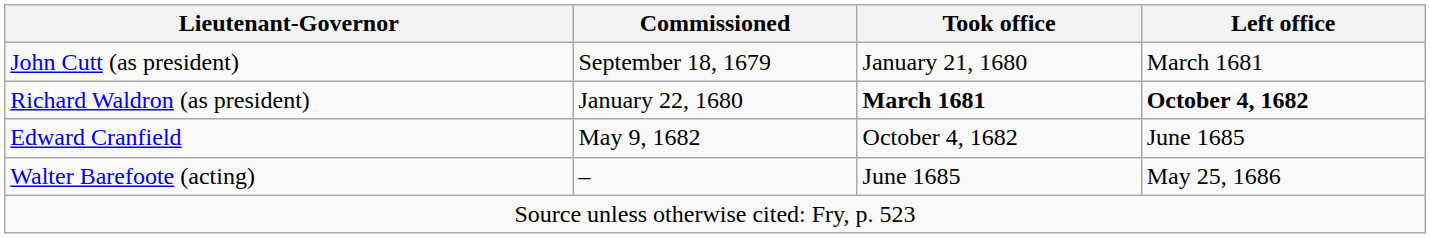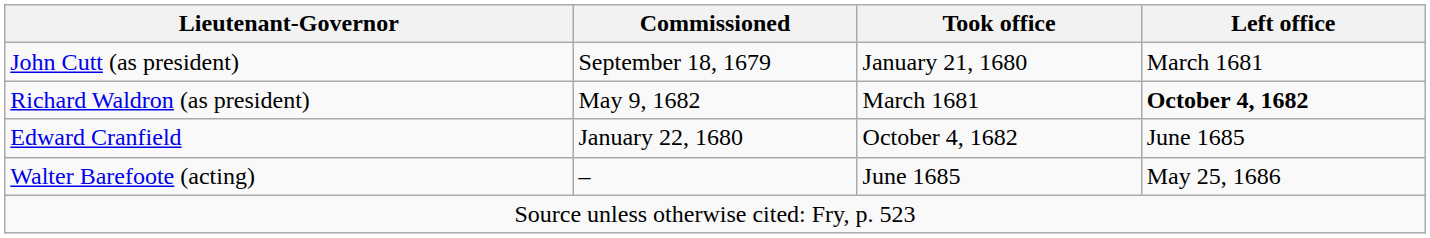(661, 99) January 22, 1680 -> (639, 99) May 9, 1682
(924, 99) bold -> (921, 99) normal
(639, 137) May 9, 1682 -> (661, 137) January 22, 1680
